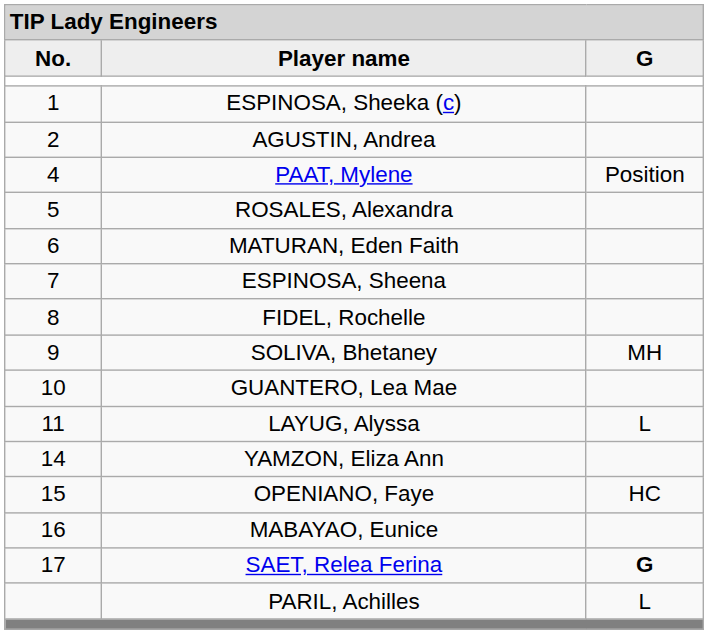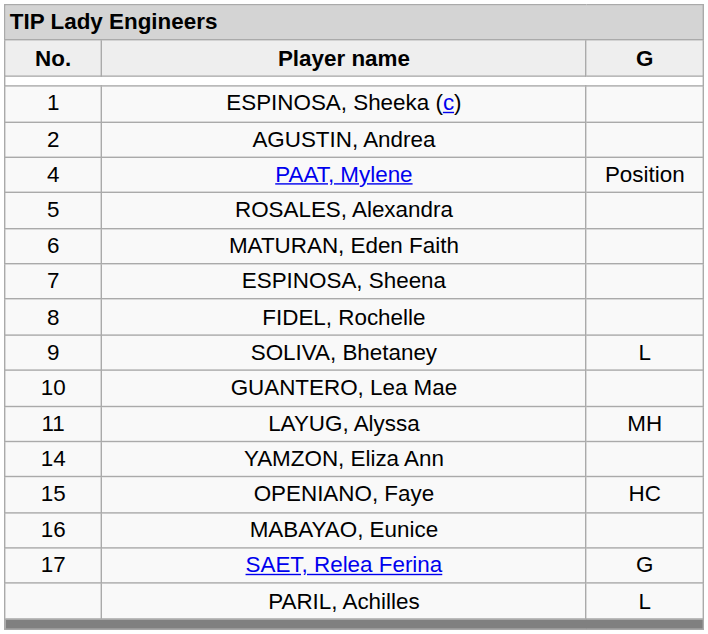(645, 352) MH -> (645, 352) L
(645, 423) L -> (645, 423) MH
(645, 565) bold -> (645, 565) normal
